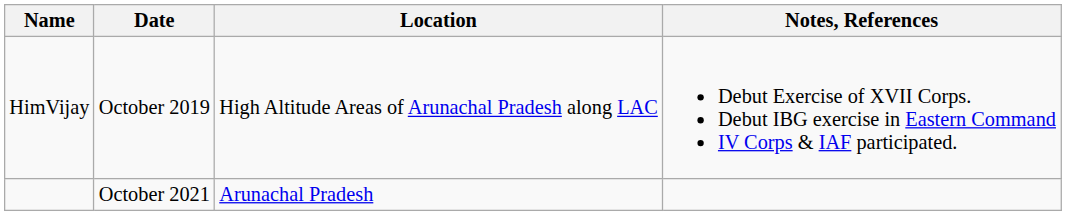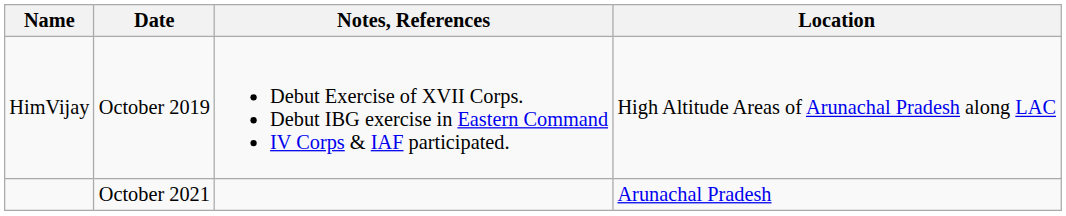columns swapped: (439, 20) <-> (862, 20)
